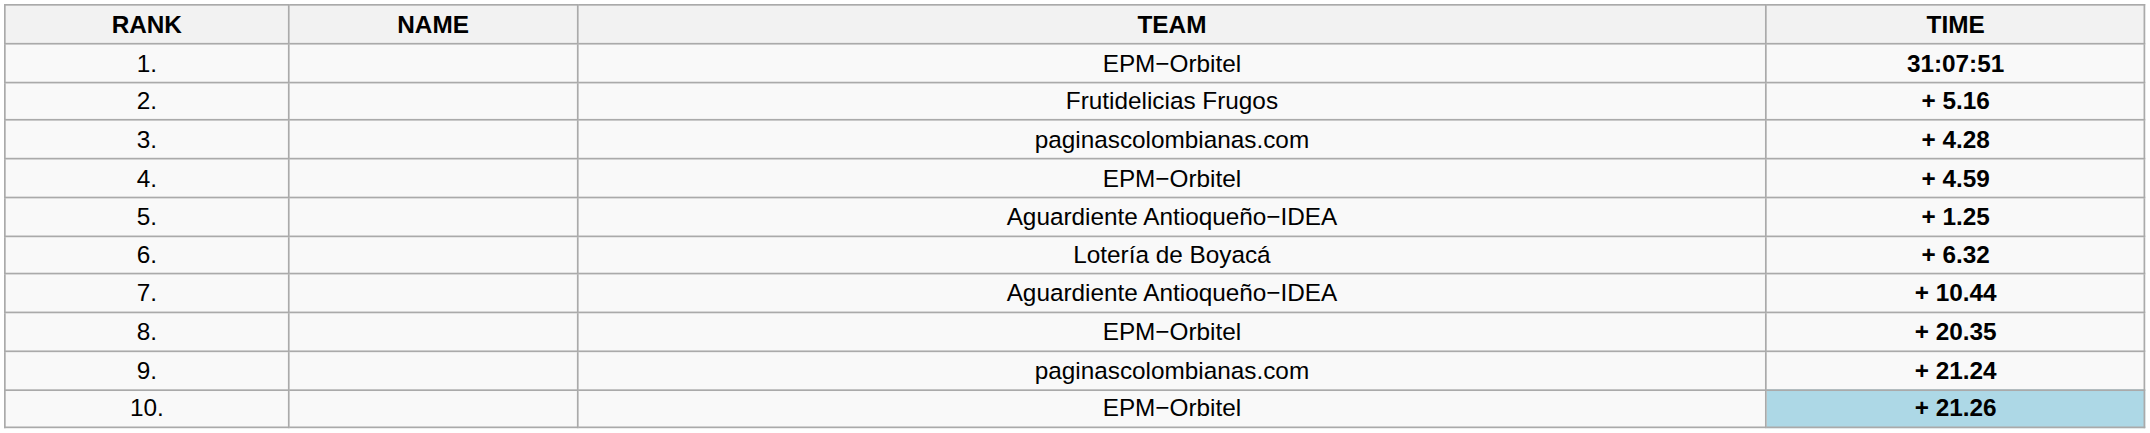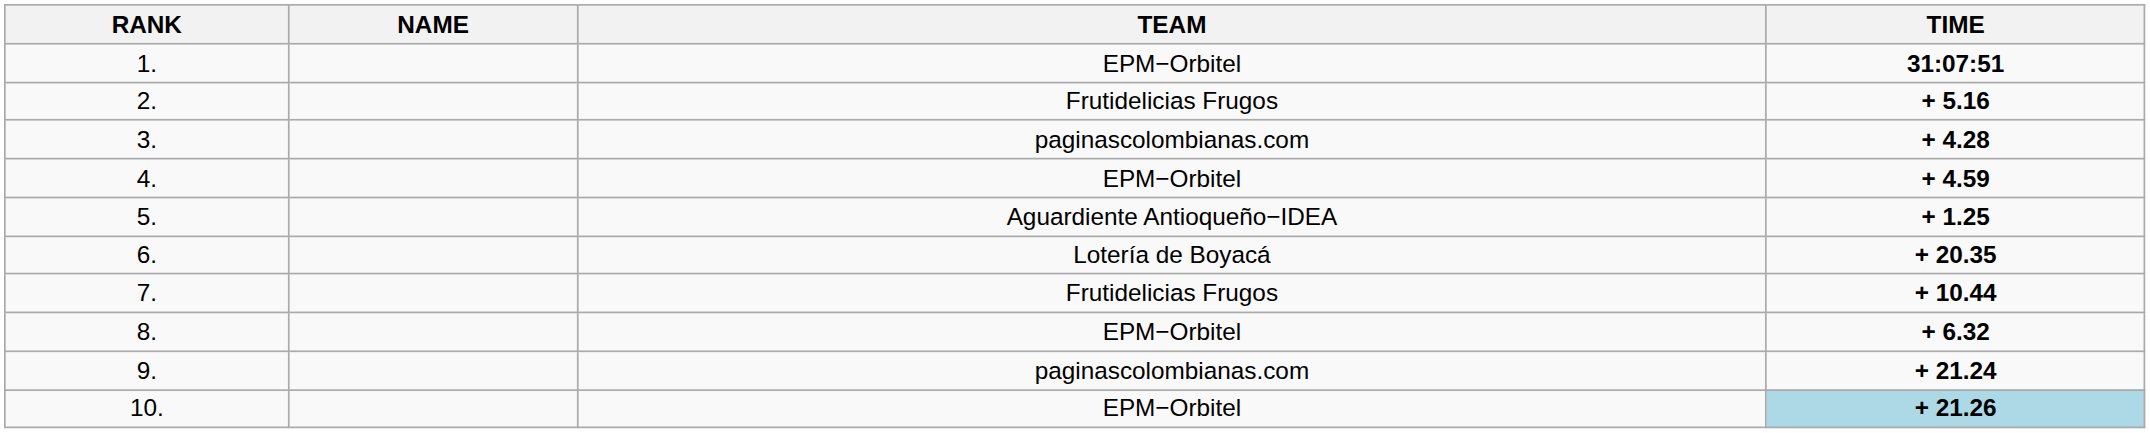(1956, 255) + 6.32 -> (1956, 255) + 20.35
(1172, 294) Aguardiente Antioqueño−IDEA -> (1172, 294) Frutidelicias Frugos
(1956, 332) + 20.35 -> (1956, 332) + 6.32
